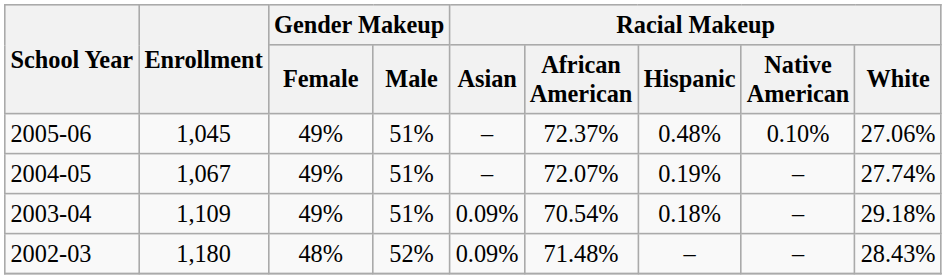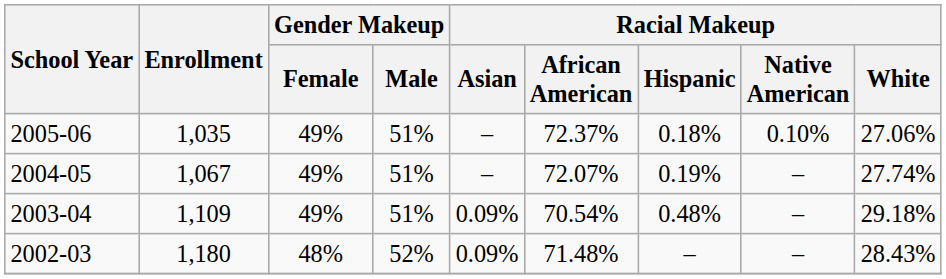(204, 133) 1,045 -> (204, 133) 1,035
(690, 133) 0.48% -> (690, 133) 0.18%
(690, 213) 0.18% -> (690, 213) 0.48%
